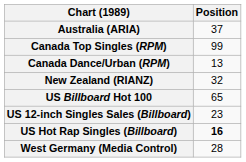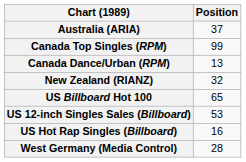(217, 115) 23 -> (217, 115) 53
(217, 132) bold -> (217, 132) normal
